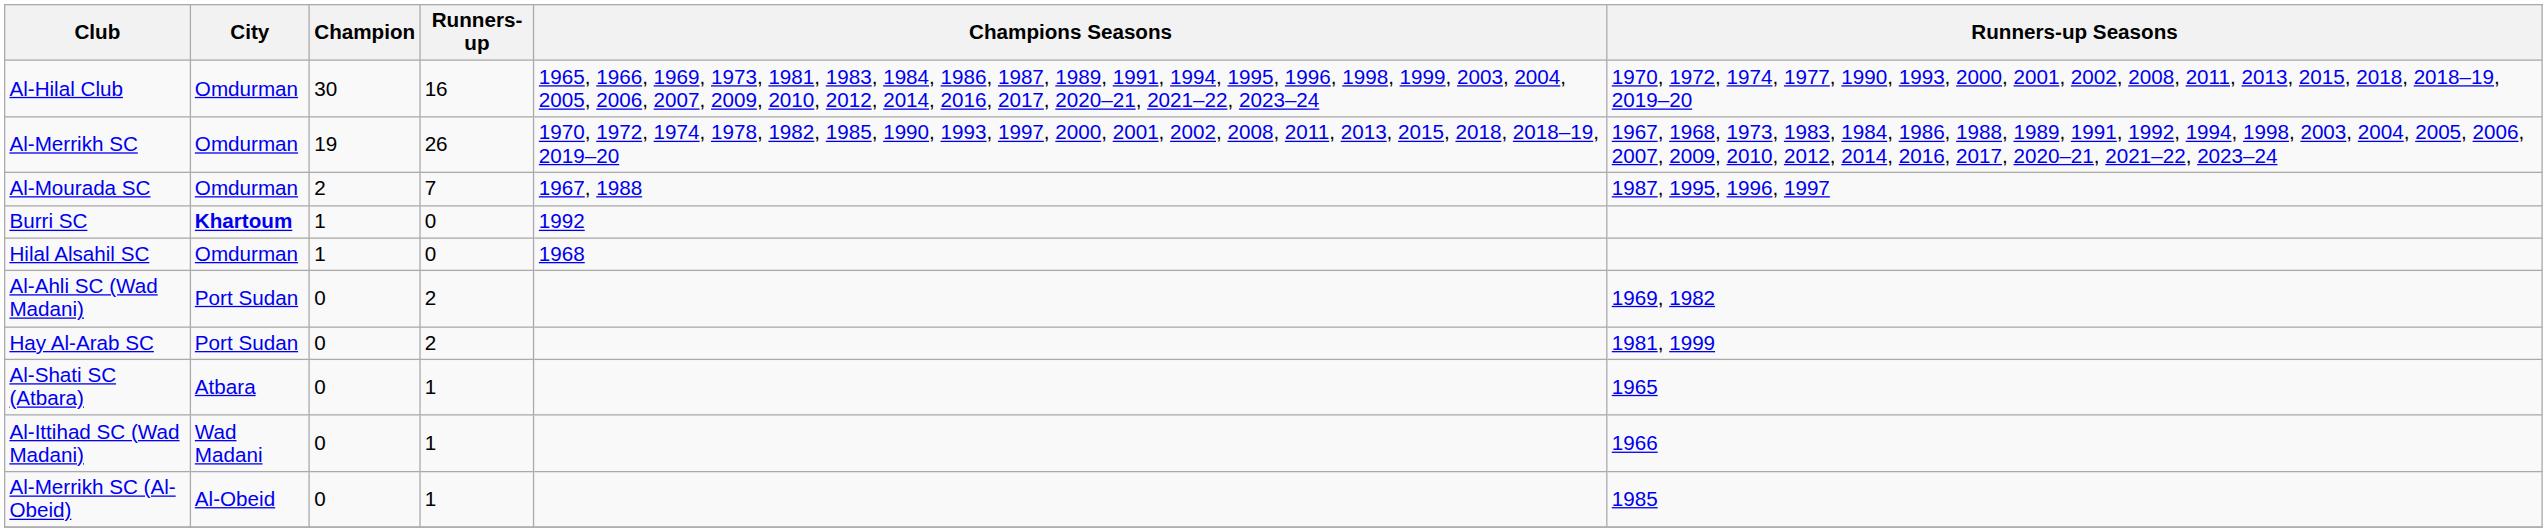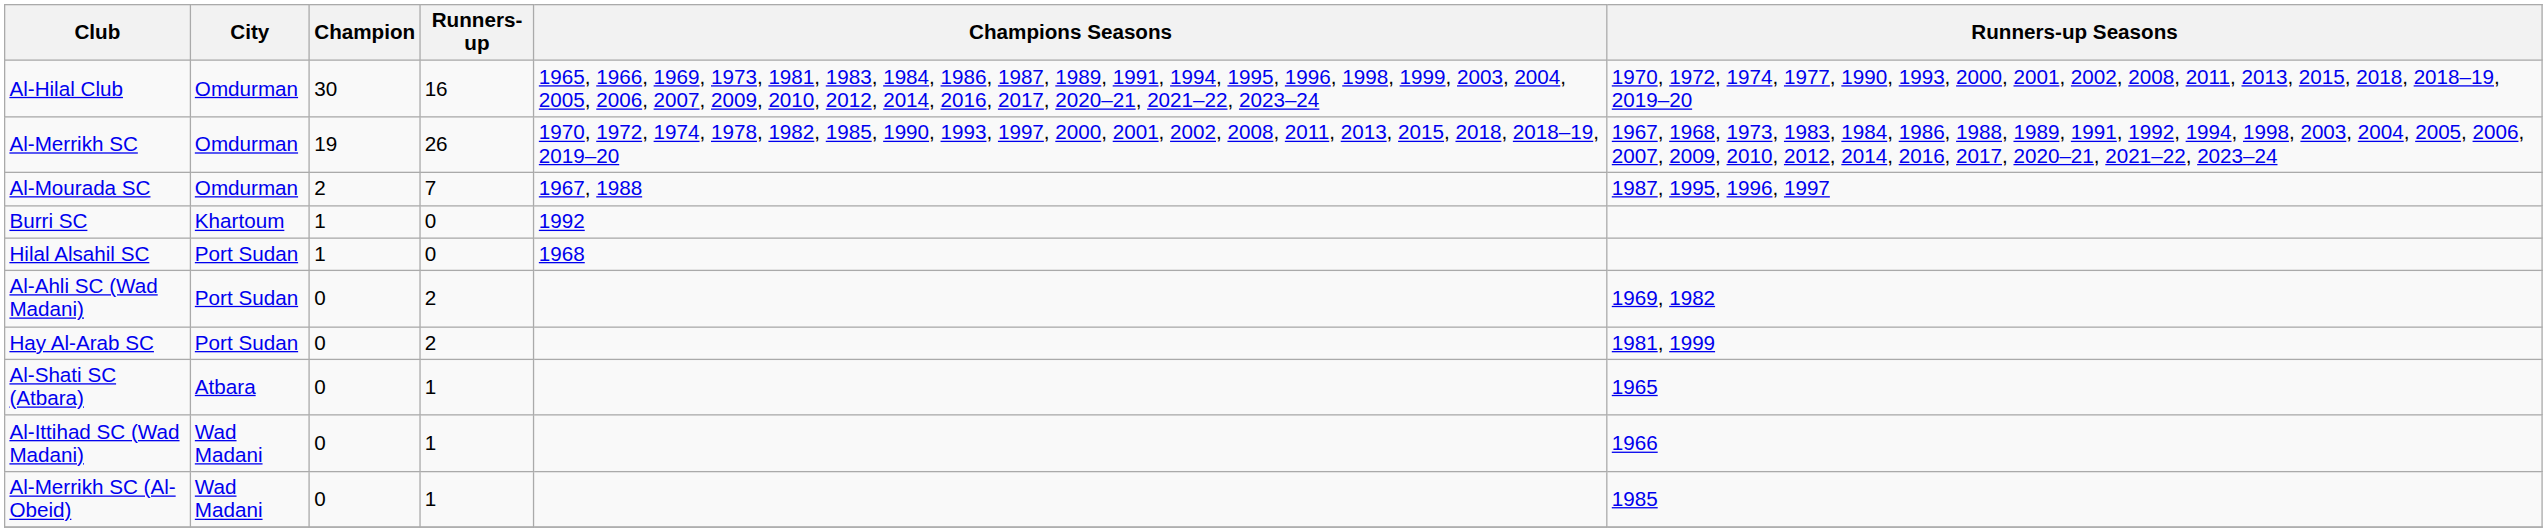(244, 221) bold -> (240, 221) normal
(246, 254) Omdurman -> (246, 254) Port Sudan
(235, 499) Al-Obeid -> (229, 499) Wad Madani
